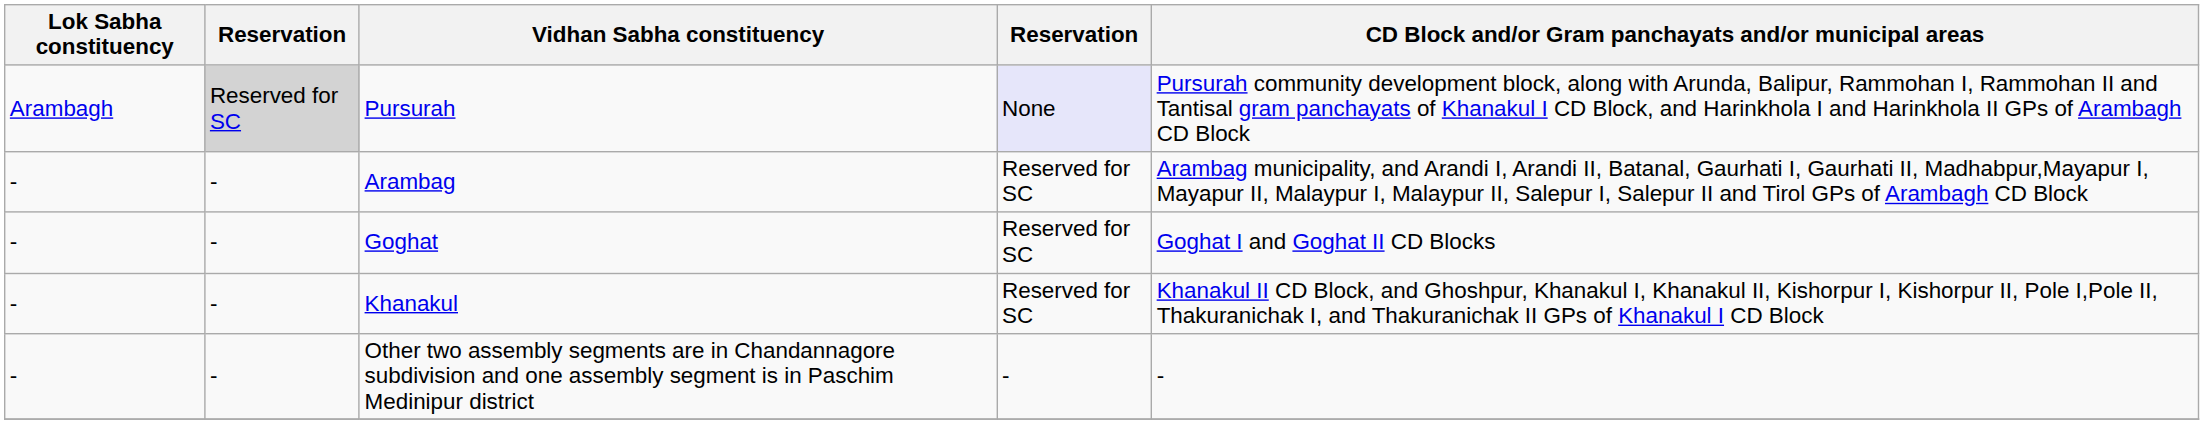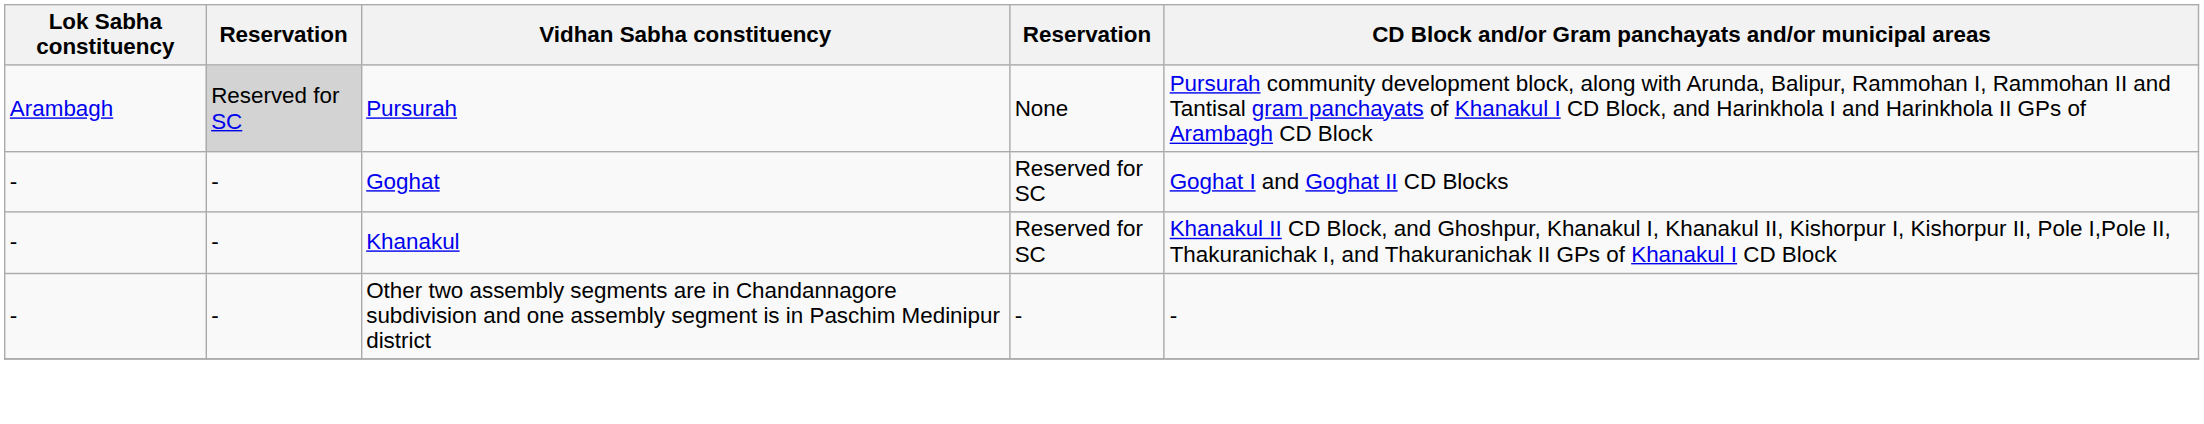(1029, 108) lavender background -> (1041, 108) no background
- row: (410, 181)
